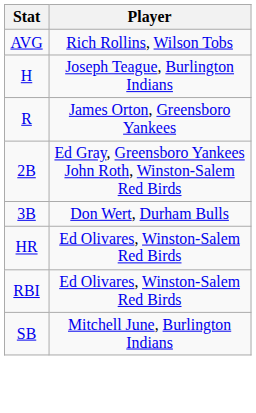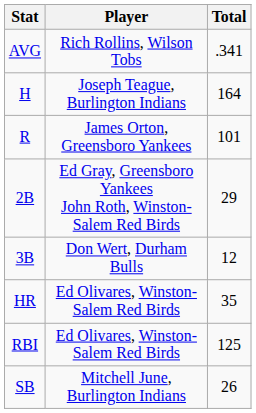+ column: (229, 17)
